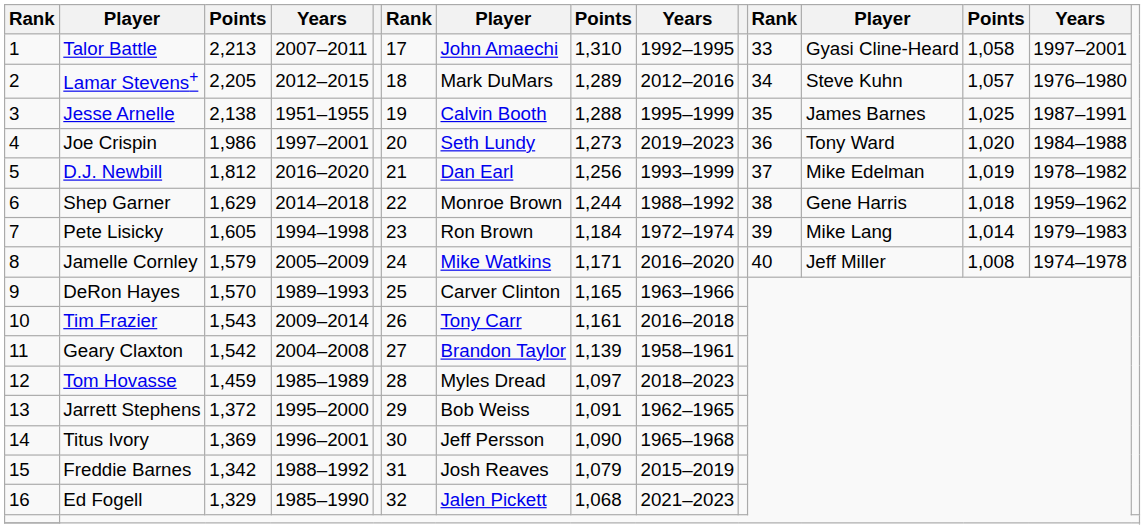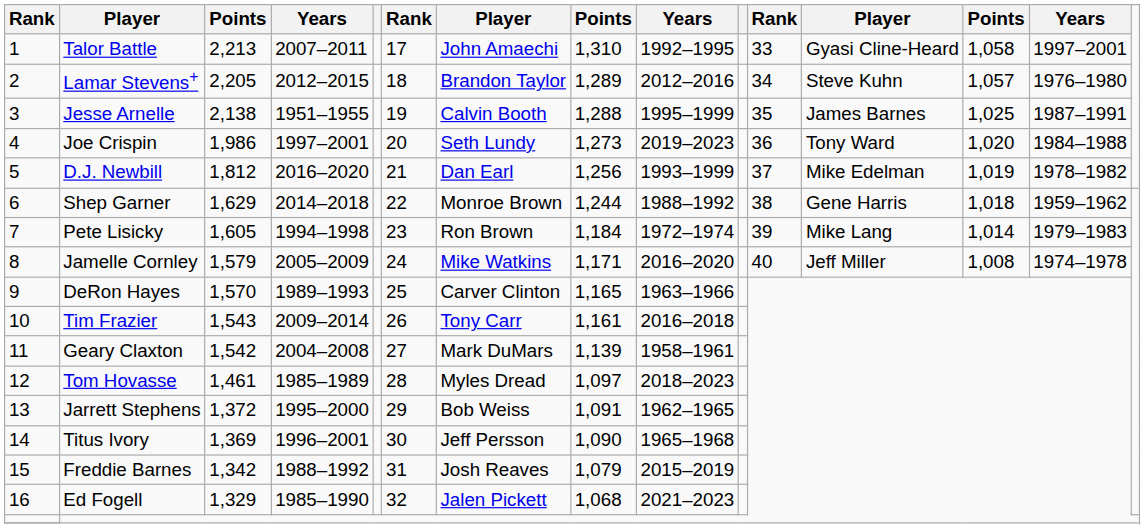(497, 81) Mark DuMars -> (503, 81) Brandon Taylor
(503, 350) Brandon Taylor -> (497, 350) Mark DuMars
(233, 380) 1,459 -> (233, 380) 1,461
